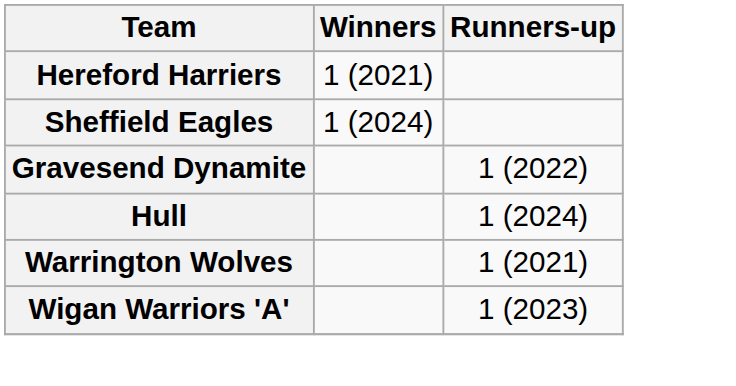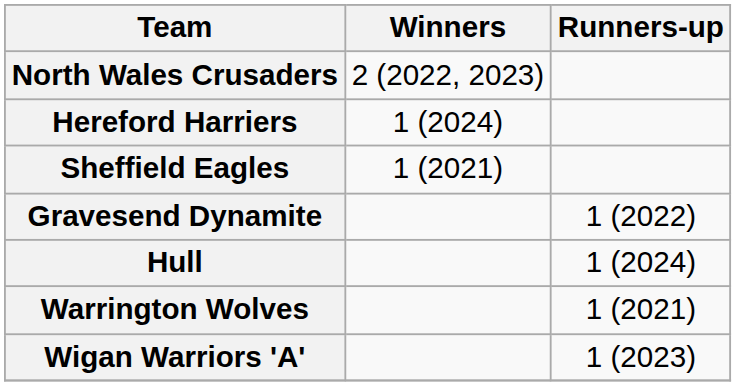+ row: (175, 74)
(378, 74) 1 (2021) -> (448, 121) 1 (2024)
(378, 121) 1 (2024) -> (448, 168) 1 (2021)
